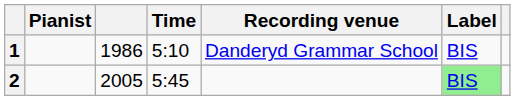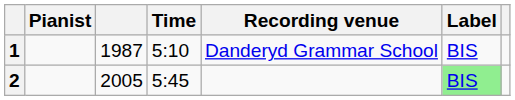(122, 50) 1986 -> (122, 50) 1987
